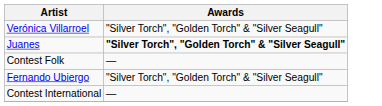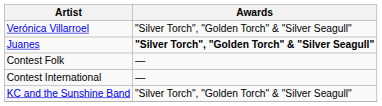- row: (48, 77)
+ row: (68, 93)
